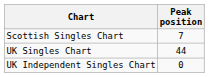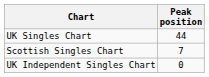rows swapped: (65, 36) <-> (49, 51)
